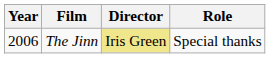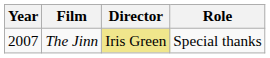(23, 40) 2006 -> (23, 40) 2007
